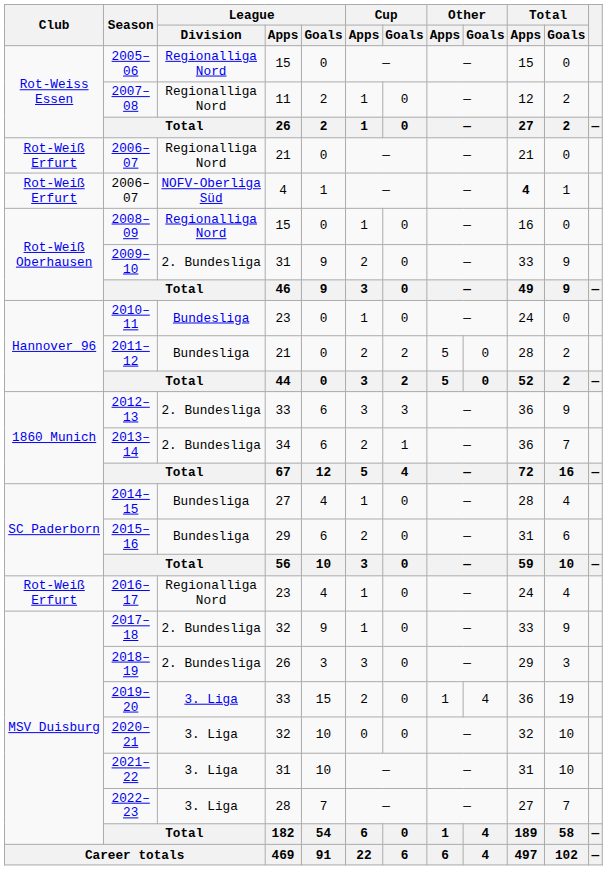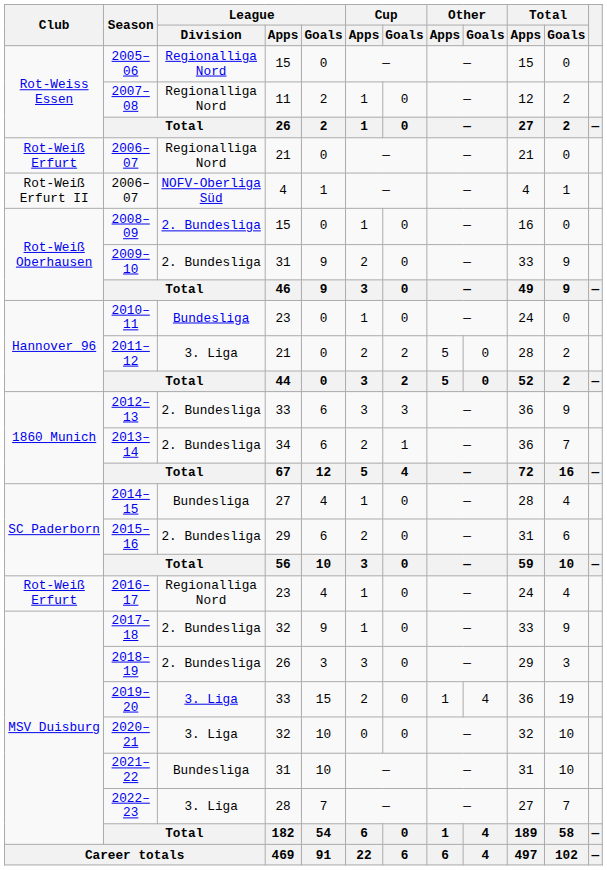(54, 191) Rot-Weiß Erfurt -> (54, 191) Rot-Weiß Erfurt II
(526, 191) bold -> (526, 191) normal
(211, 226) Regionalliga Nord -> (211, 226) 2. Bundesliga
(211, 354) Bundesliga -> (211, 354) 3. Liga
(211, 537) Bundesliga -> (211, 537) 2. Bundesliga
(211, 770) 3. Liga -> (211, 770) Bundesliga
